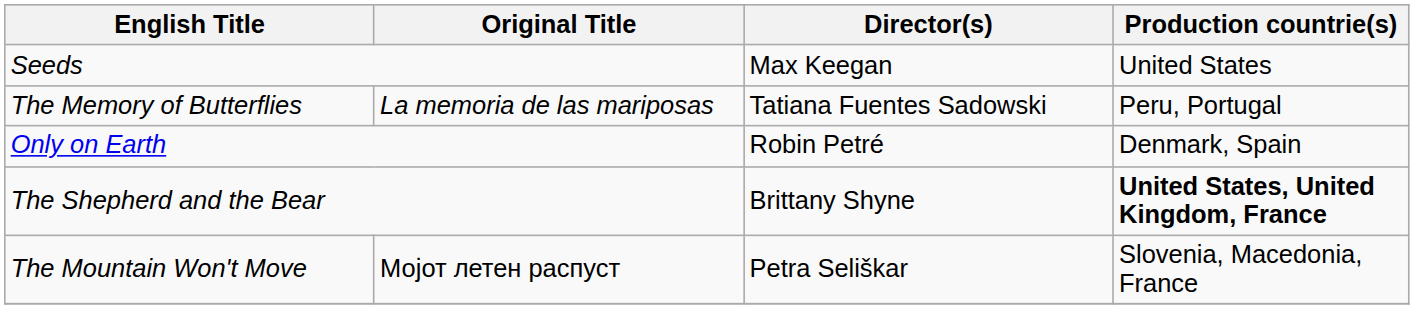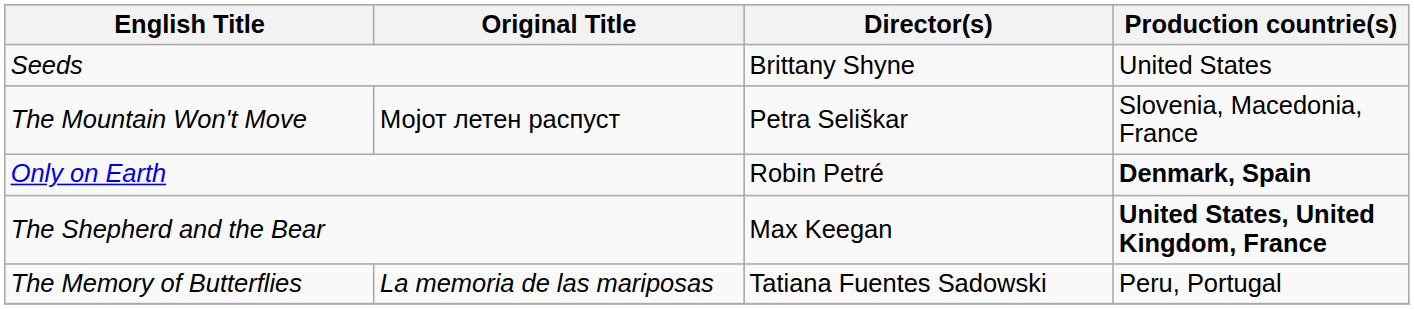(821, 65) Max Keegan -> (832, 65) Brittany Shyne
rows swapped: (159, 269) <-> (156, 105)
(1210, 145) normal -> (1215, 174) bold
(832, 200) Brittany Shyne -> (821, 228) Max Keegan
